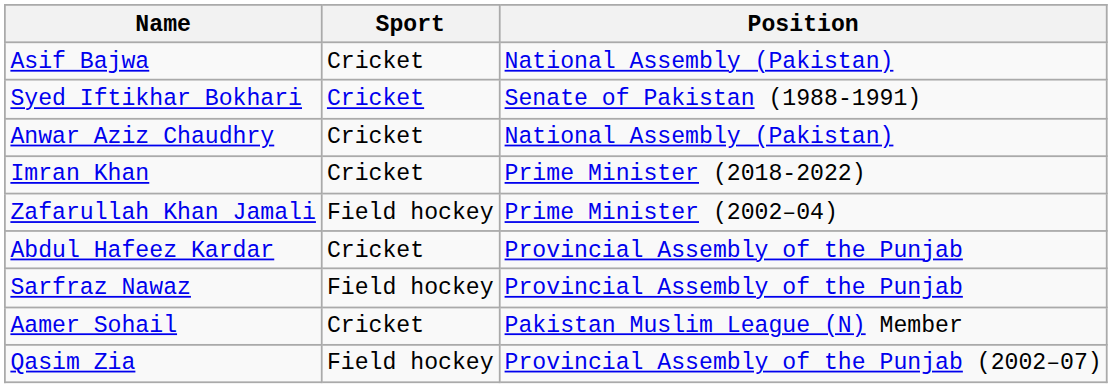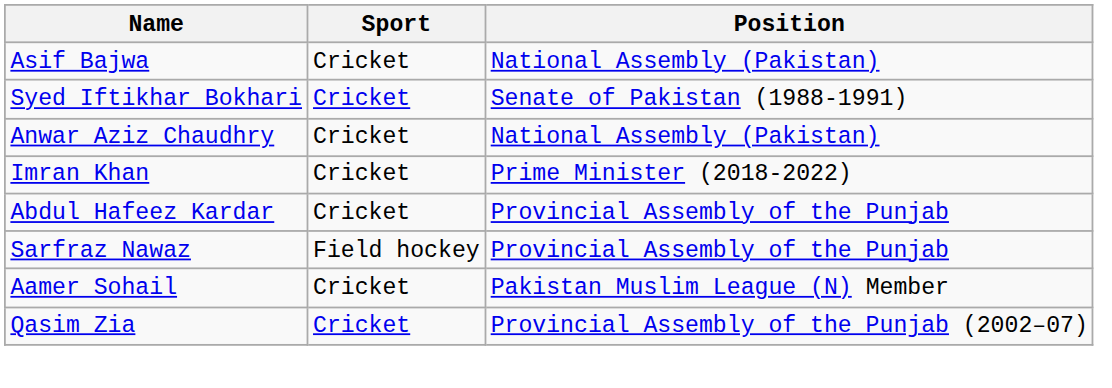- row: (163, 212)
(410, 363) Field hockey -> (362, 325) Cricket
